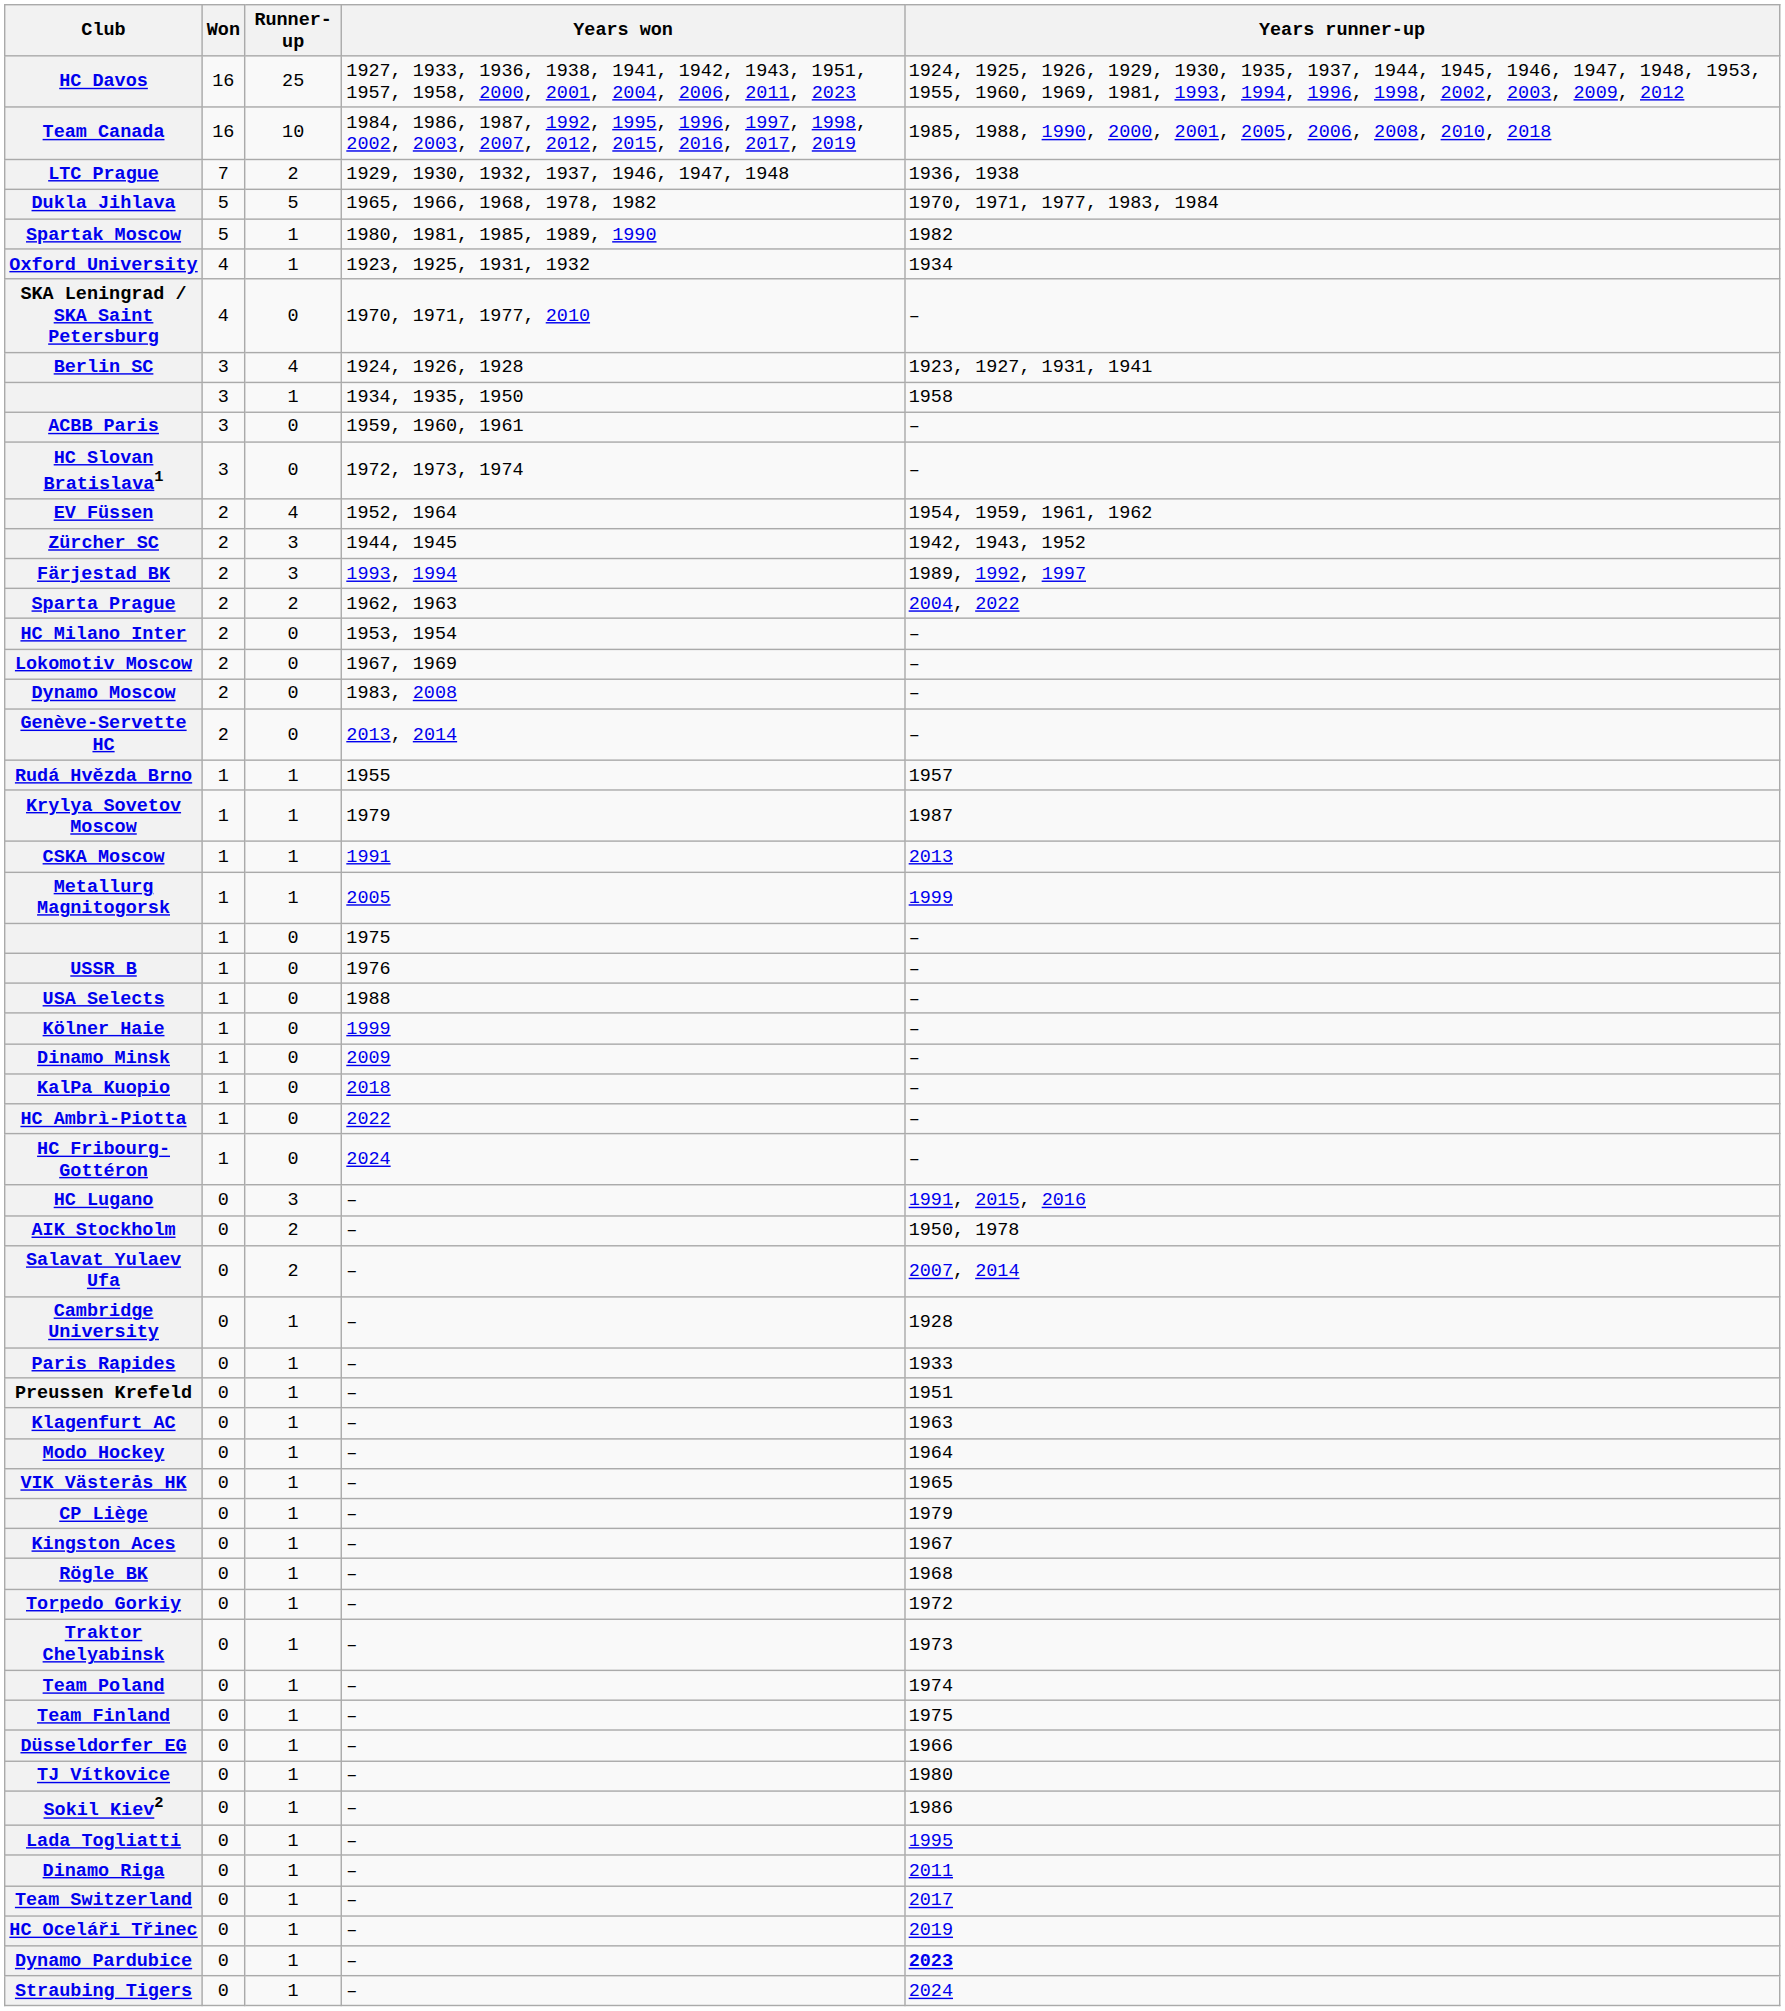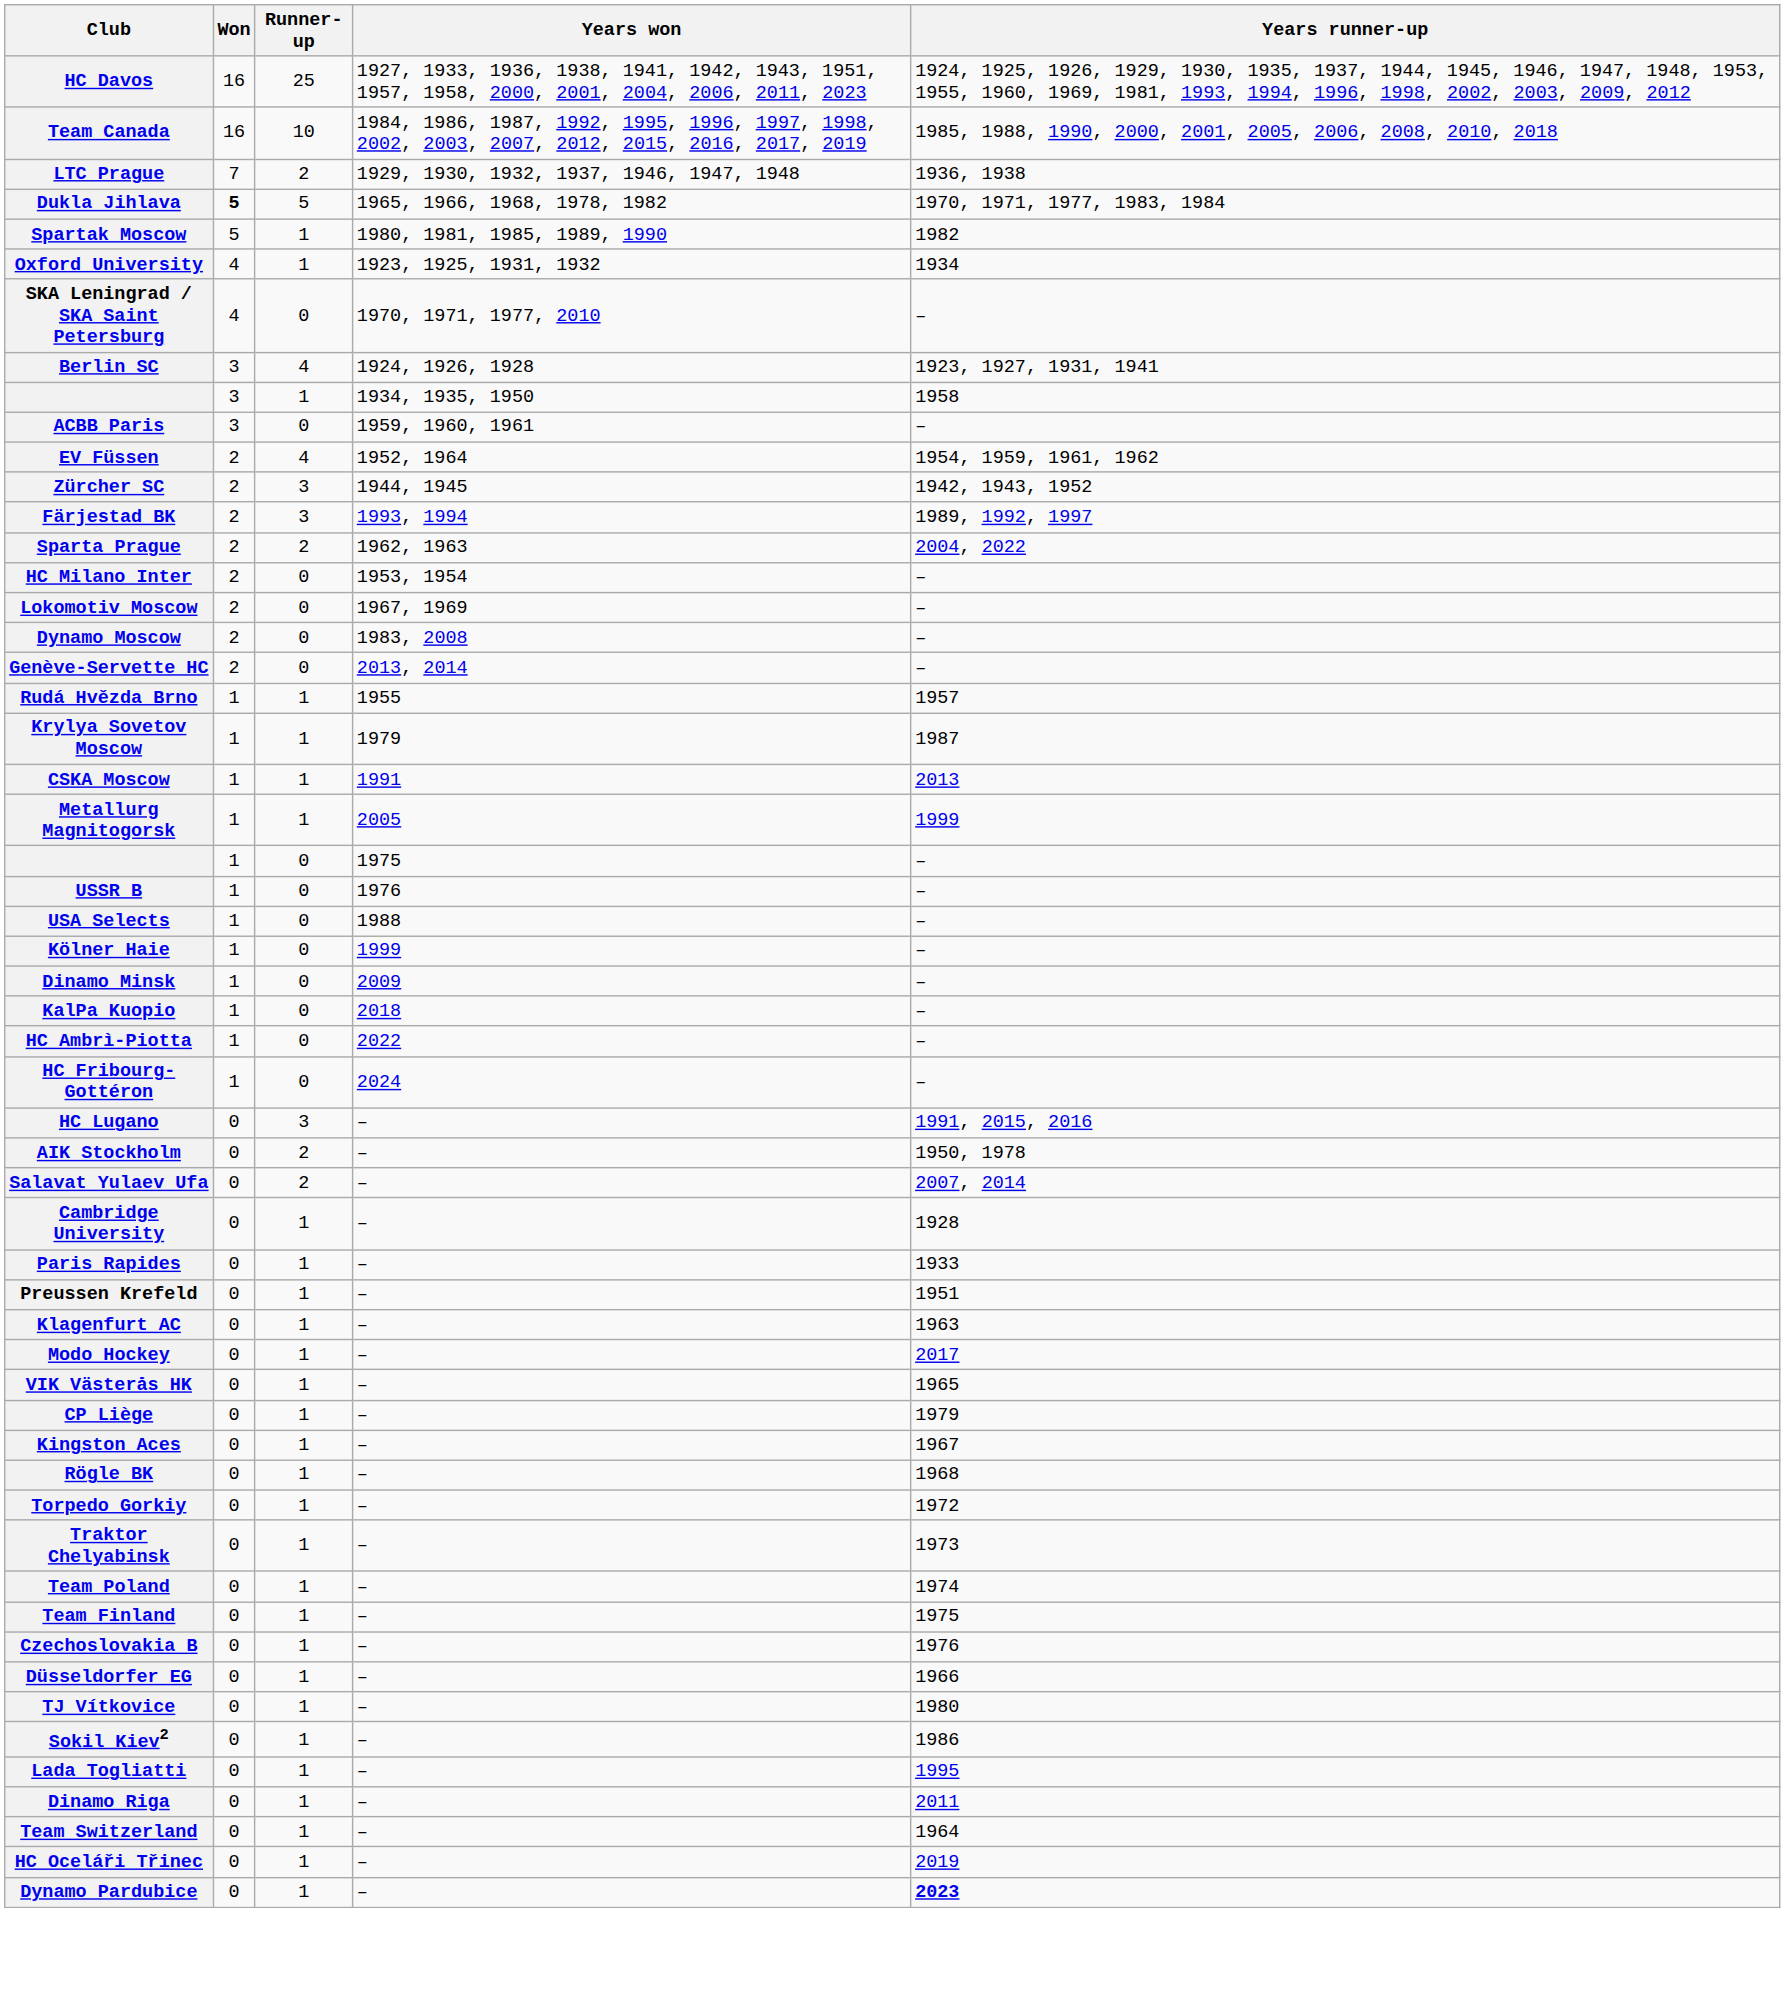(223, 204) normal -> (234, 204) bold
- row: (104, 470)
(931, 1453) 1964 -> (937, 1355) 2017
+ row: (109, 1647)
(931, 1901) 2017 -> (937, 1832) 1964
- row: (104, 1991)
